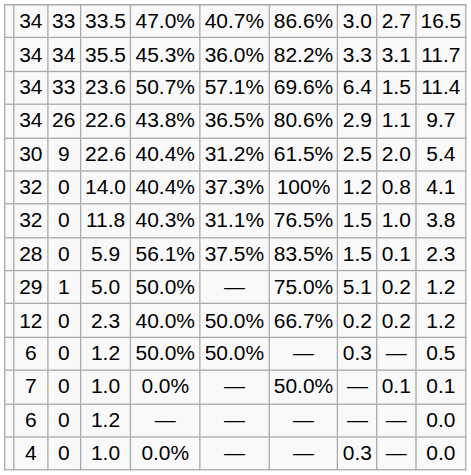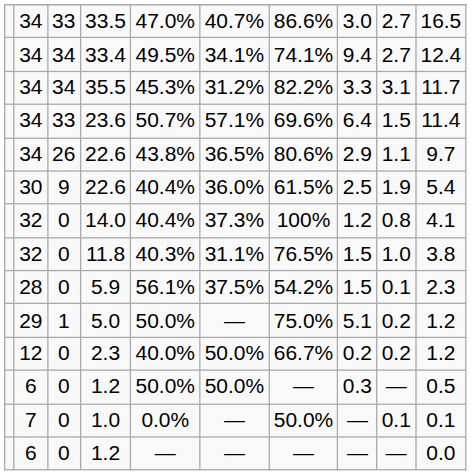+ row: (31, 54)
(234, 54) 36.0% -> (234, 87) 31.2%
(234, 154) 31.2% -> (234, 187) 36.0%
(396, 154) 2.0 -> (396, 187) 1.9
(303, 253) 83.5% -> (303, 287) 54.2%
- row: (31, 453)
